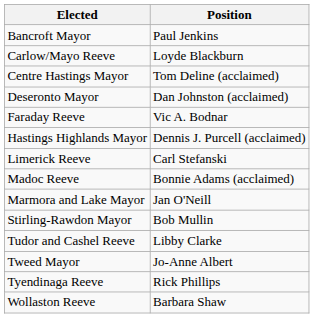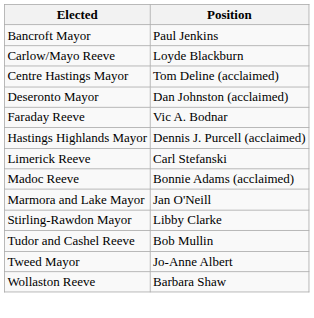(183, 220) Bob Mullin -> (187, 220) Libby Clarke
(187, 240) Libby Clarke -> (183, 240) Bob Mullin
- row: (55, 281)
